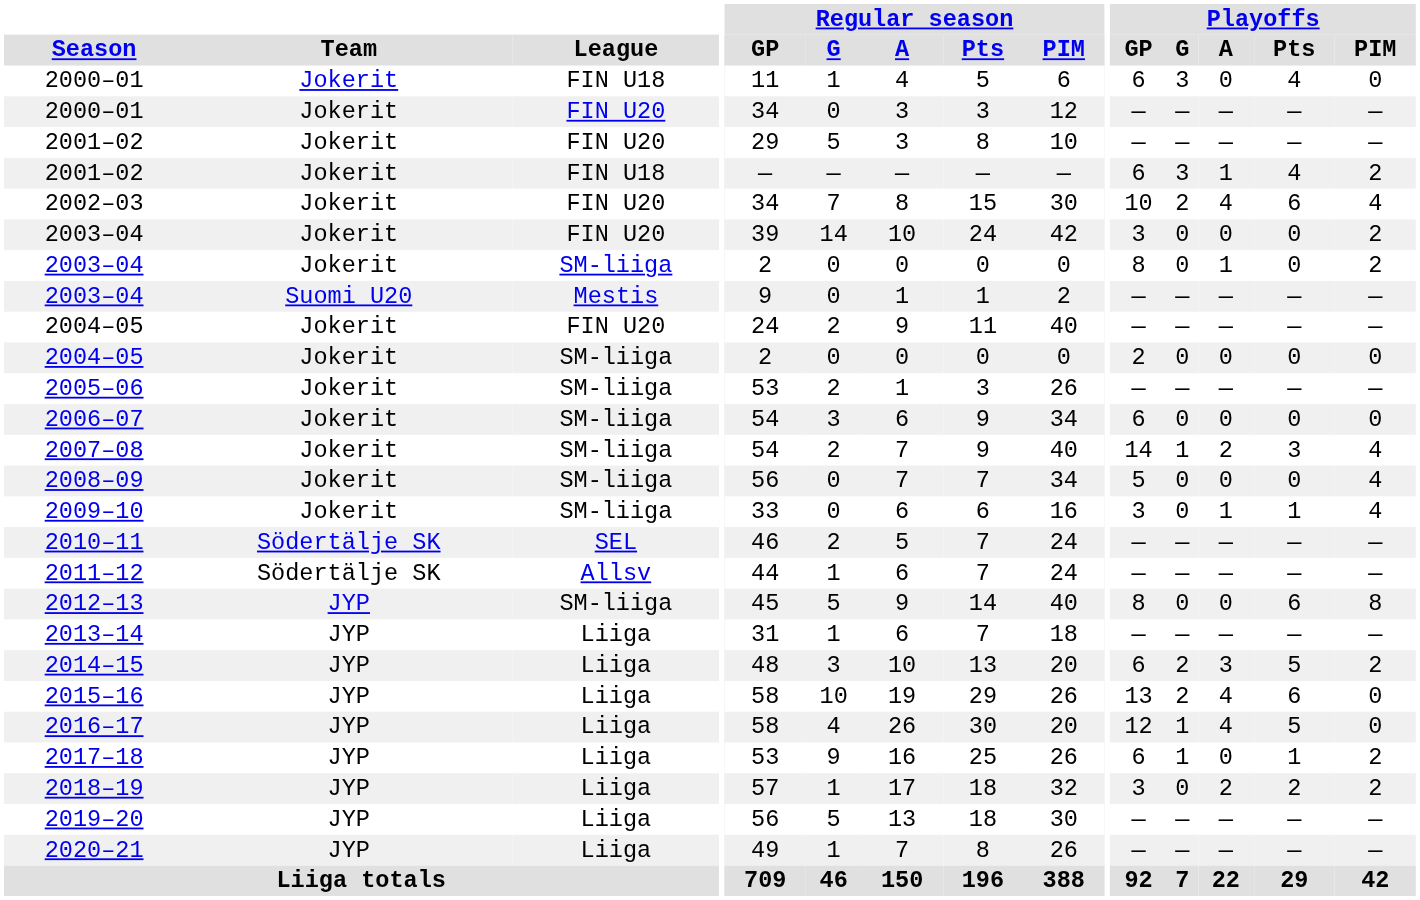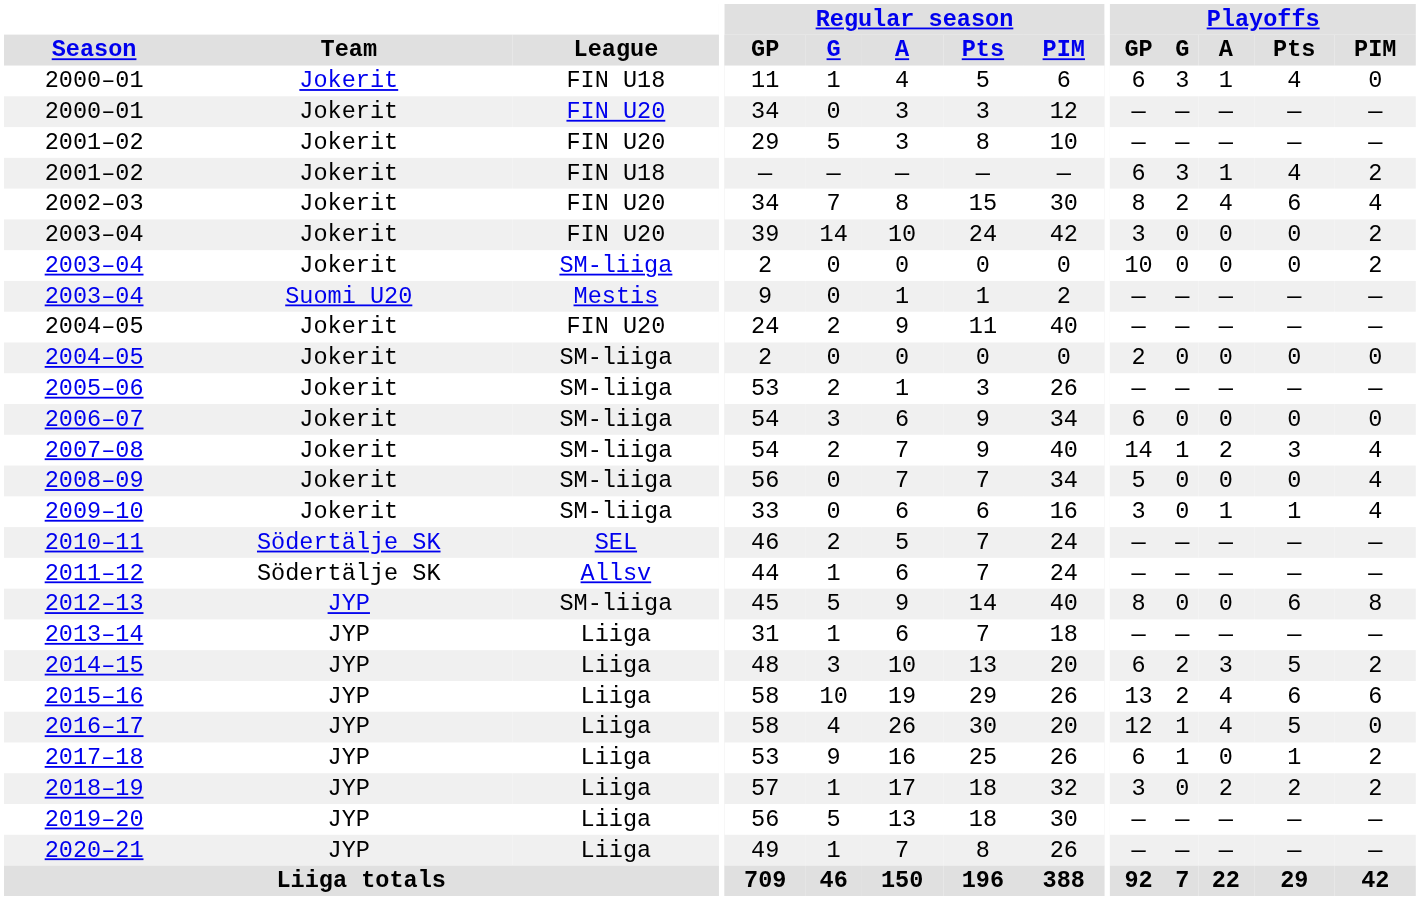(1226, 81) 0 -> (1226, 81) 1
(1139, 204) 10 -> (1139, 204) 8
(1139, 266) 8 -> (1139, 266) 10
(1226, 266) 1 -> (1226, 266) 0
(1375, 696) 0 -> (1375, 696) 6
